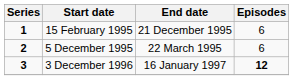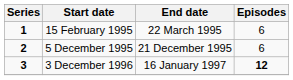(185, 30) 21 December 1995 -> (185, 30) 22 March 1995
(185, 48) 22 March 1995 -> (185, 48) 21 December 1995
